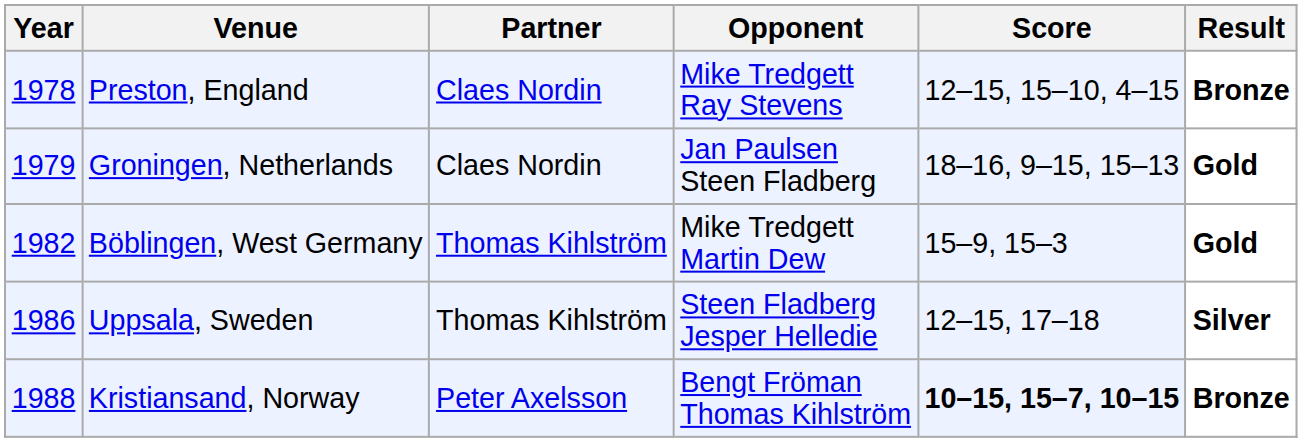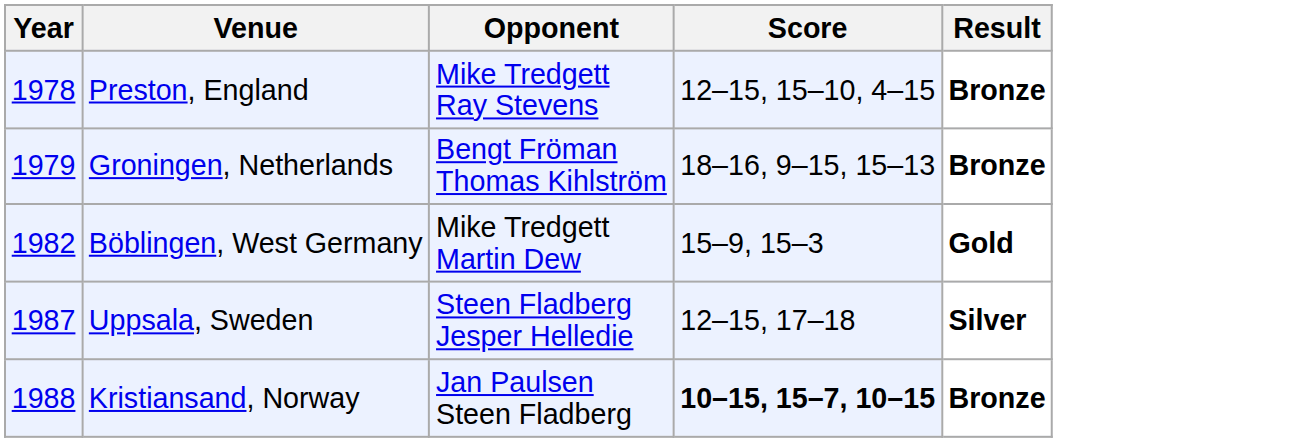- column: (551, 28)
(778, 166) Jan Paulsen Steen Fladberg -> (551, 166) Bengt Fröman Thomas Kihlström
(1225, 166) Gold -> (997, 166) Bronze
(44, 321) 1986 -> (44, 321) 1987
(796, 398) Bengt Fröman Thomas Kihlström -> (534, 398) Jan Paulsen Steen Fladberg
